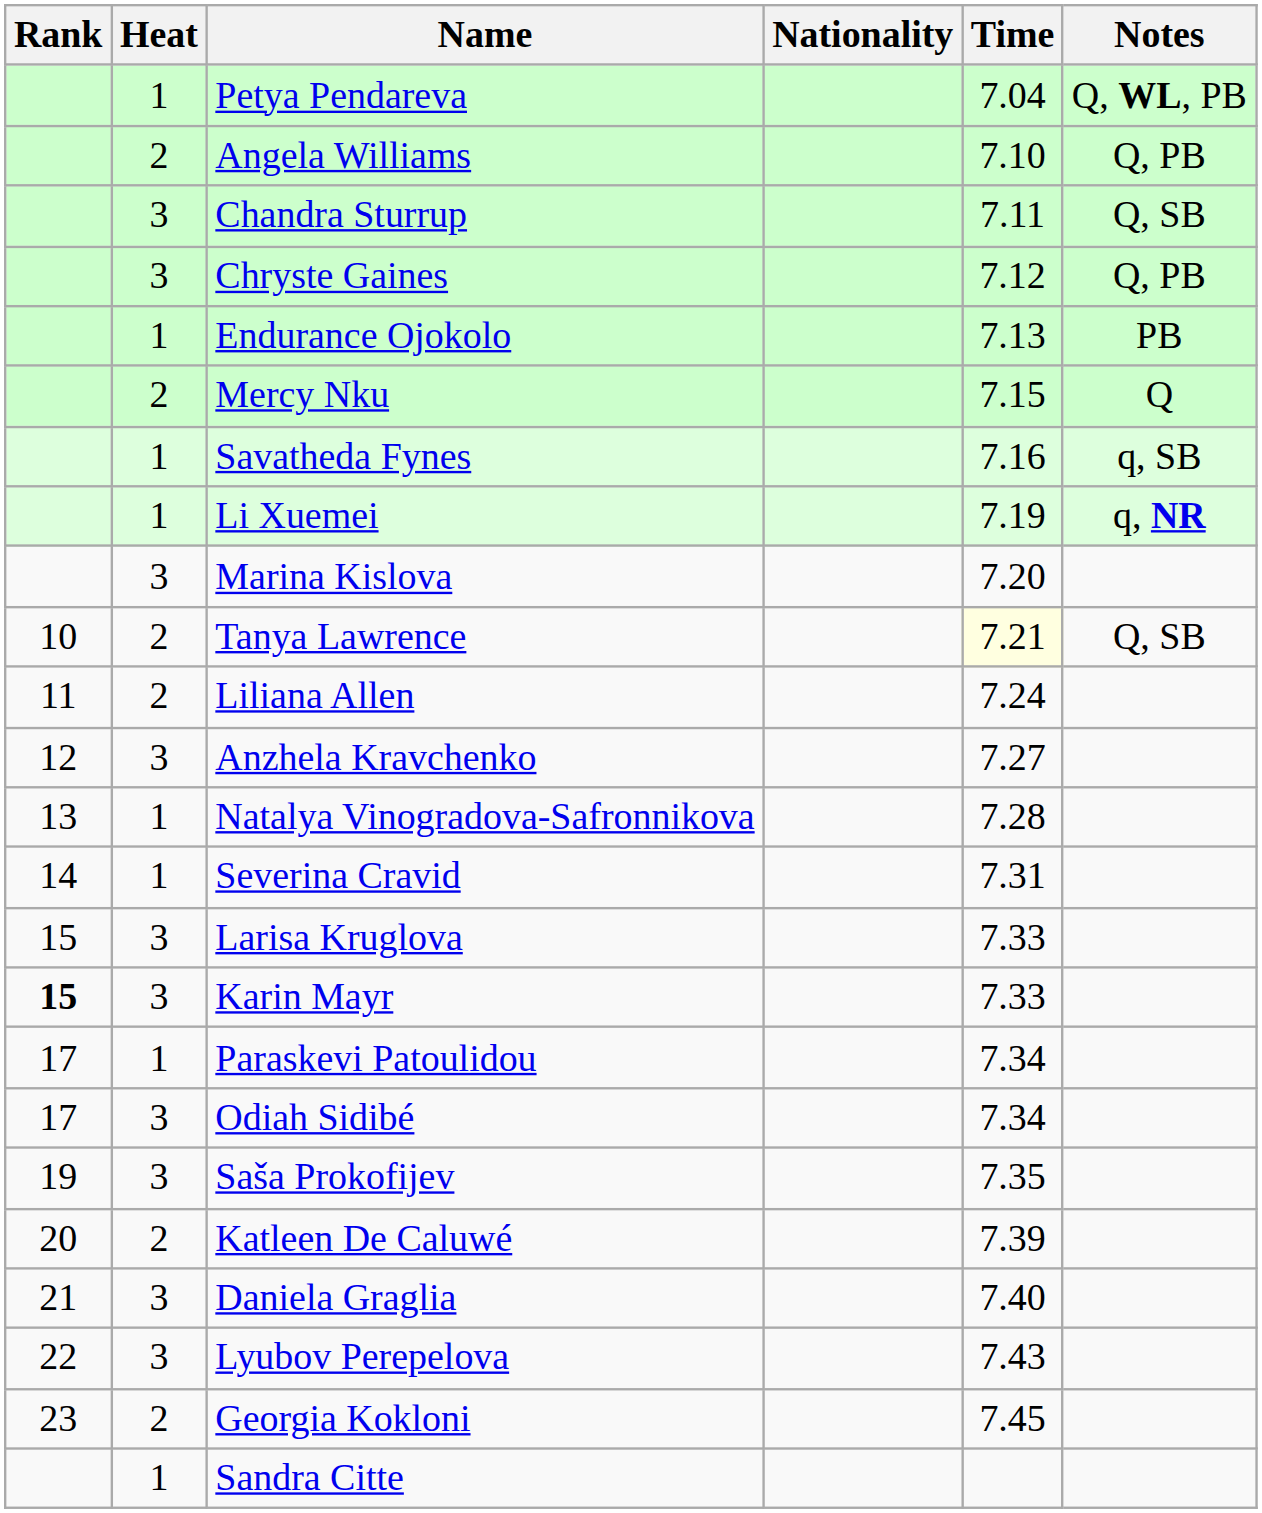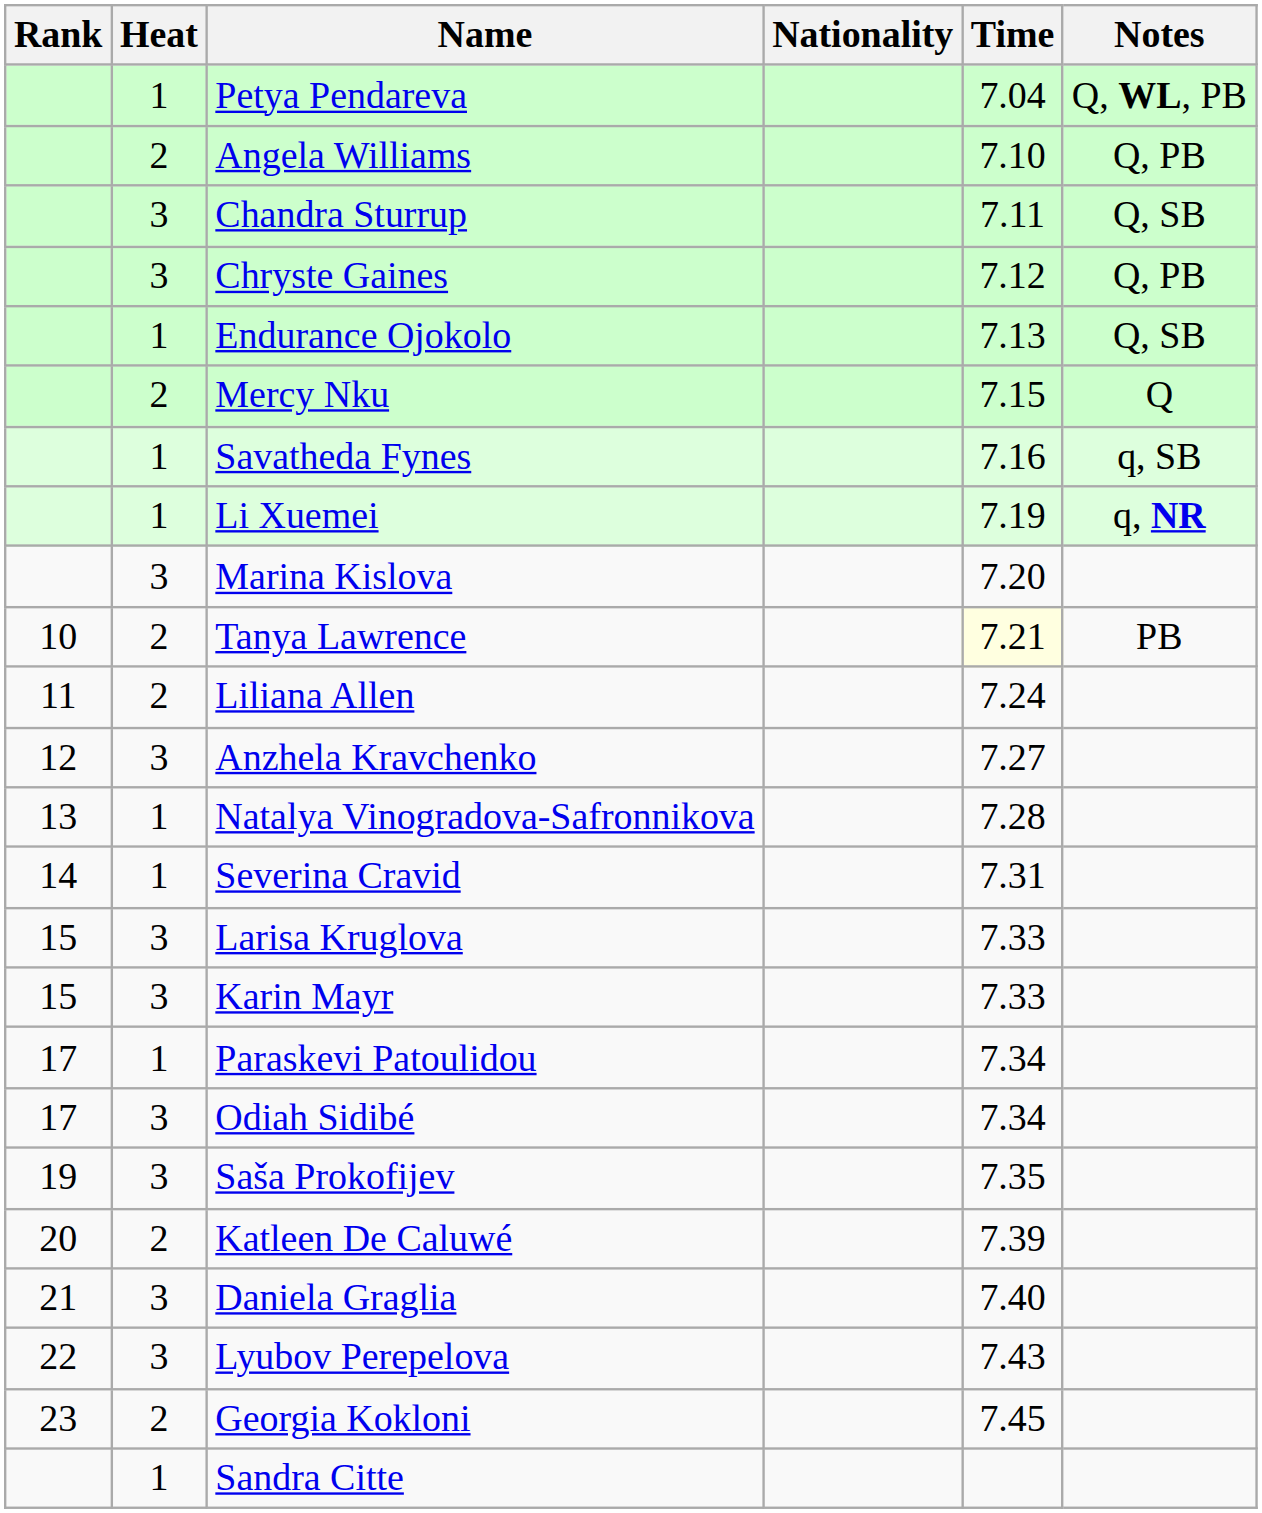(1159, 335) PB -> (1159, 335) Q, SB
(1159, 635) Q, SB -> (1159, 635) PB
(58, 996) bold -> (58, 996) normal
